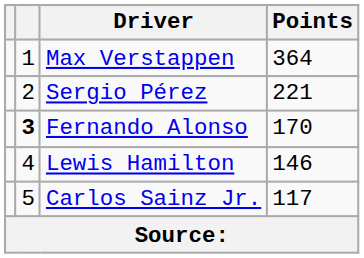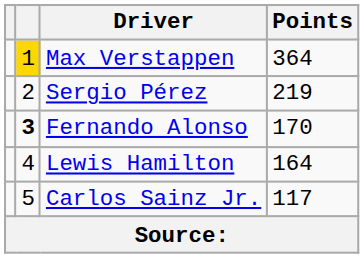(28, 58) no background -> (28, 58) gold background
(292, 93) 221 -> (292, 93) 219
(292, 164) 146 -> (292, 164) 164
